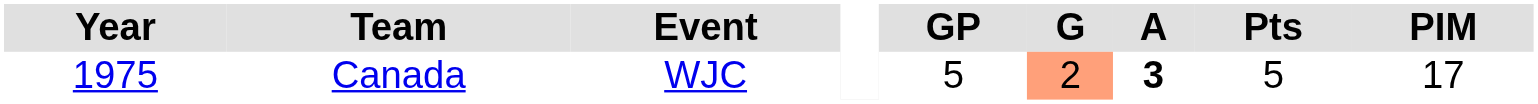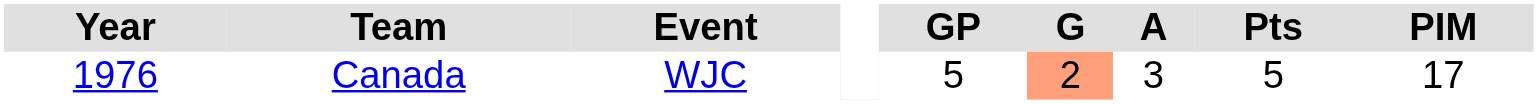(115, 75) 1975 -> (115, 75) 1976
(1153, 75) bold -> (1153, 75) normal
